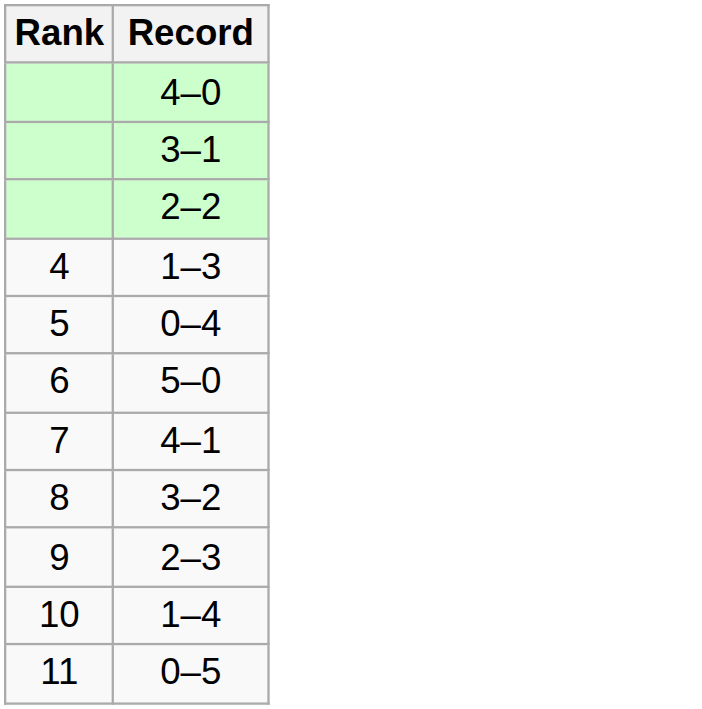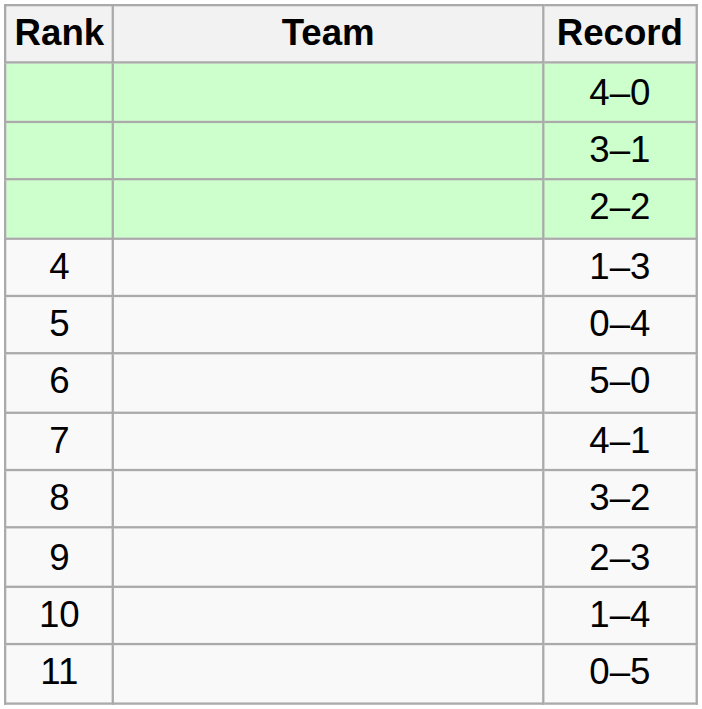+ column: (328, 33)
